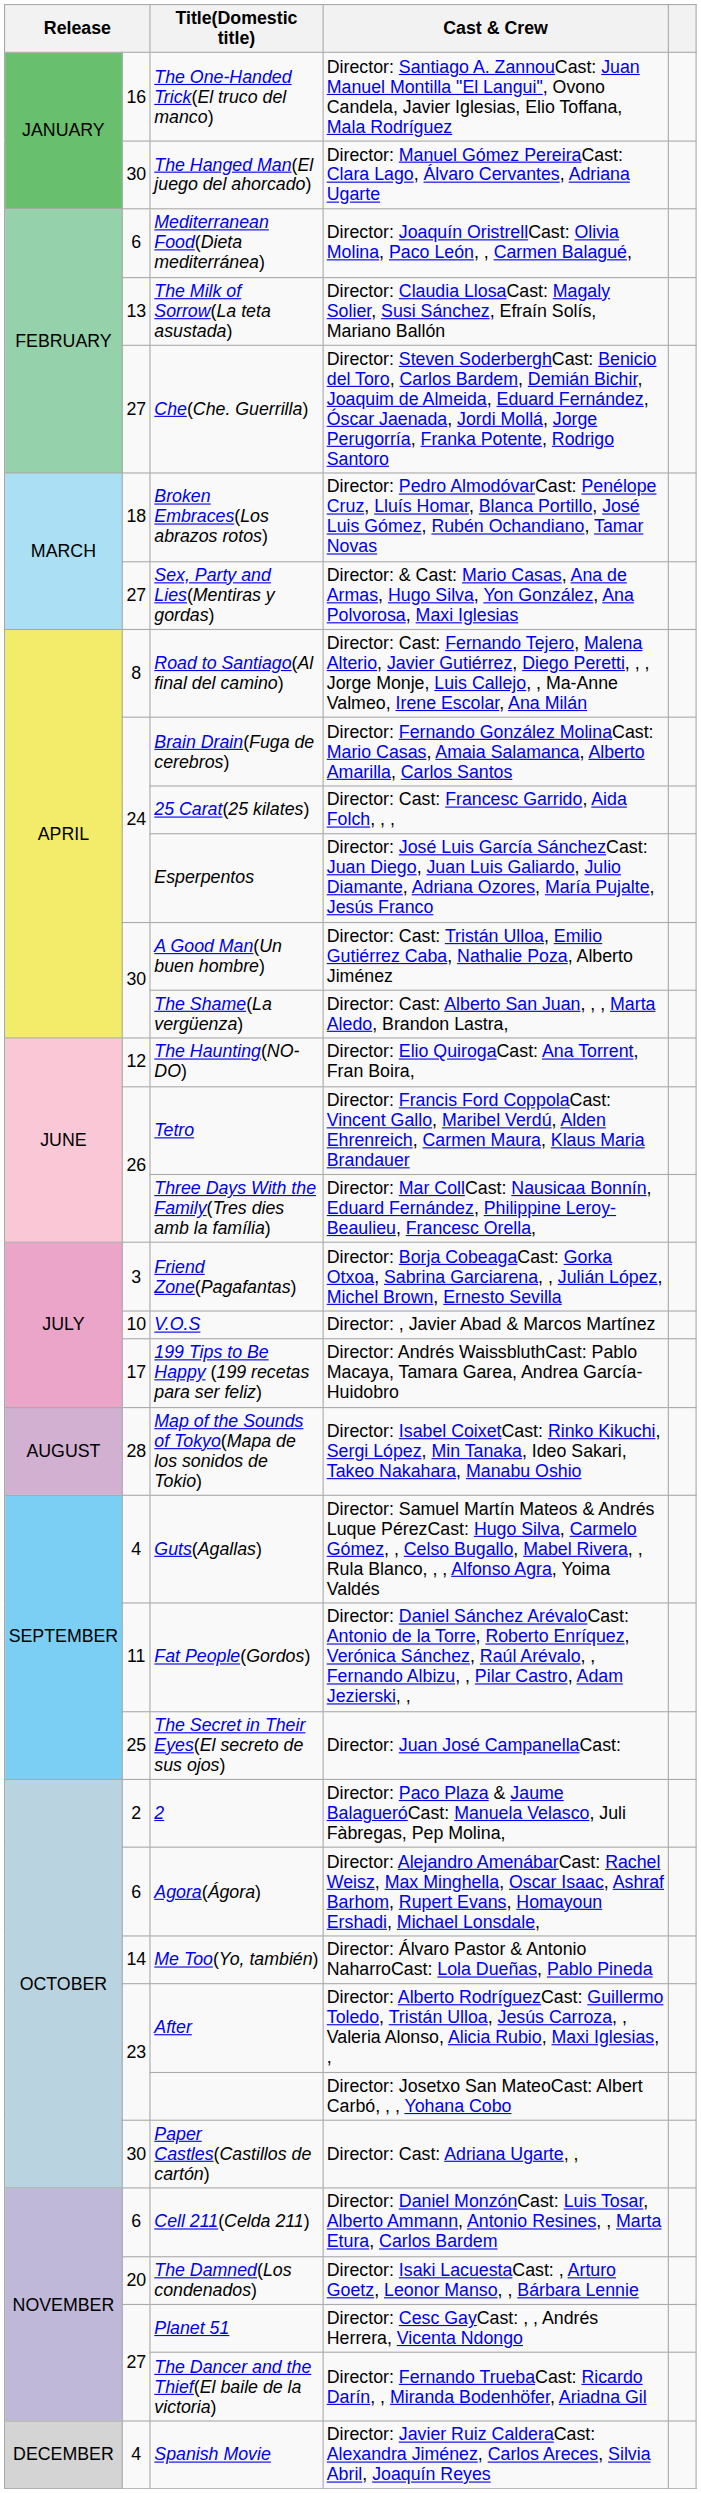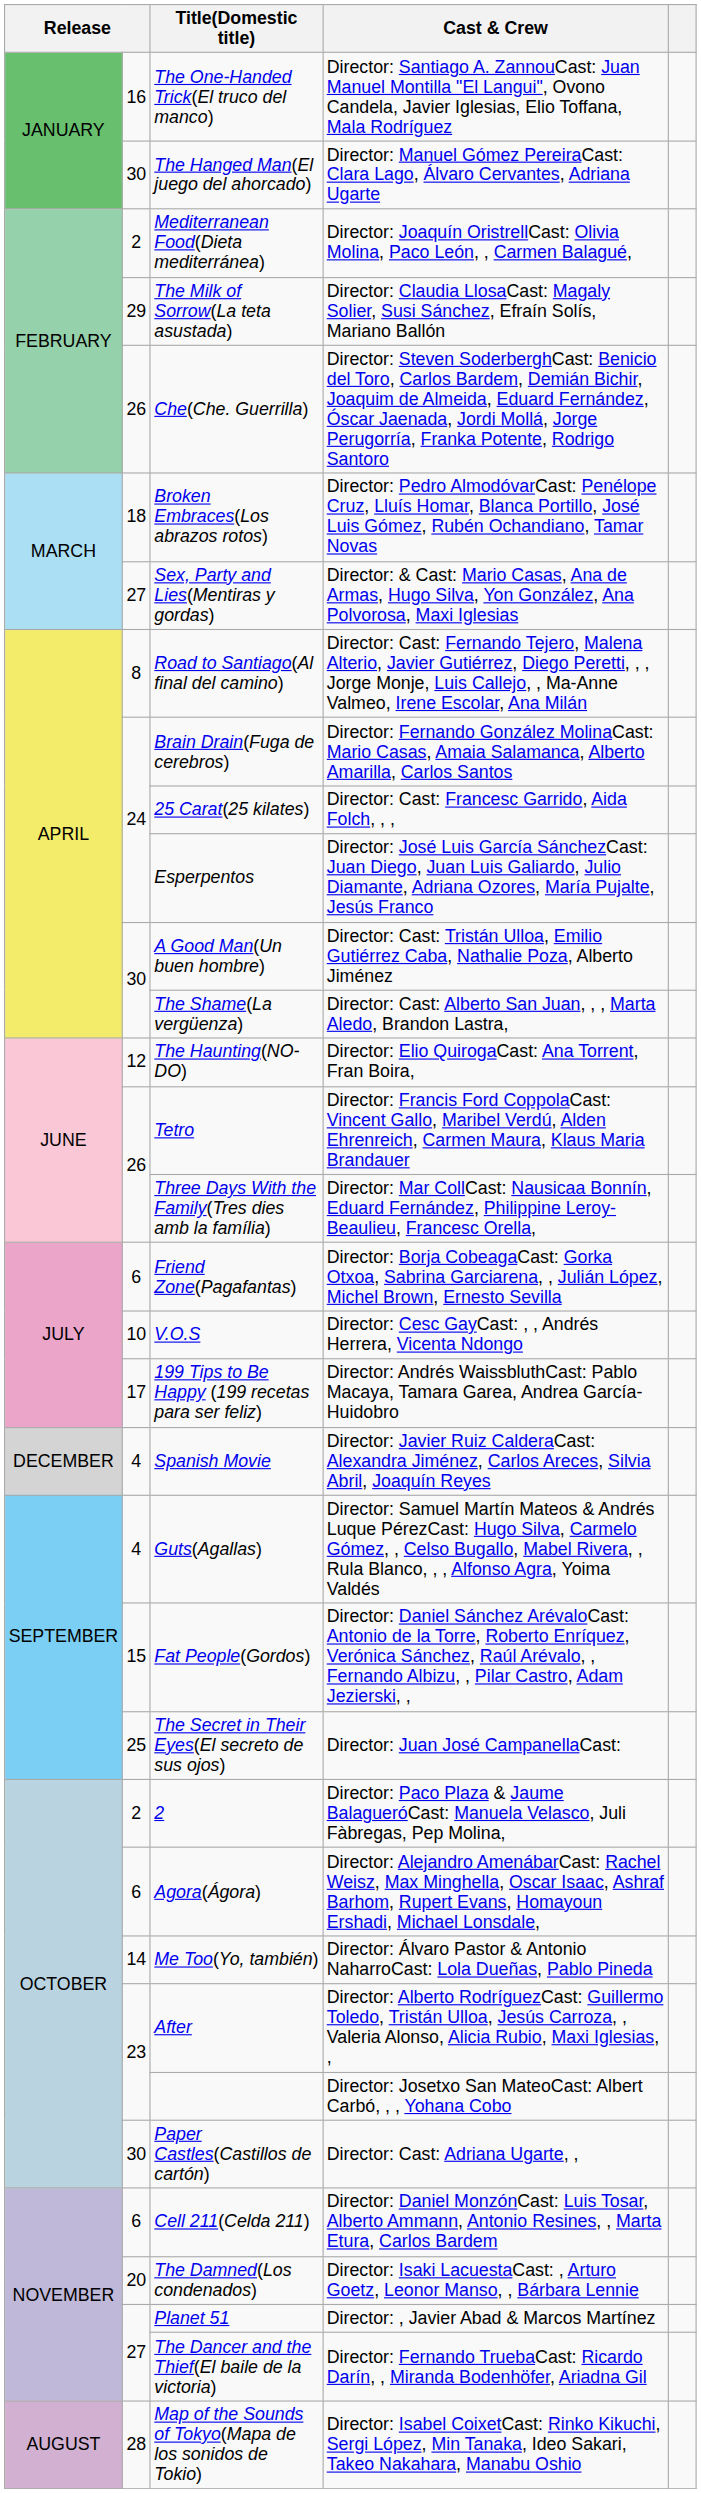(136, 242) 6 -> (136, 242) 2
(136, 311) 13 -> (136, 311) 29
(136, 409) 27 -> (136, 409) 26
(136, 1276) 3 -> (136, 1276) 6
(491, 1324) Director: , Javier Abad & Marcos Martínez -> (462, 1334) Director: Cesc GayCast: , , Andrés Herrera, Vicenta Ndongo
rows swapped: (229, 1451) <-> (213, 2454)
(136, 1657) 11 -> (136, 1657) 15
(462, 2328) Director: Cesc GayCast: , , Andrés Herrera, Vicenta Ndongo -> (491, 2318) Director: , Javier Abad & Marcos Martínez
